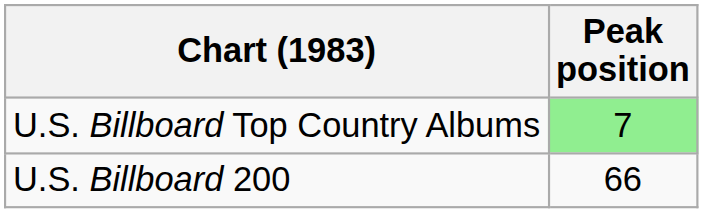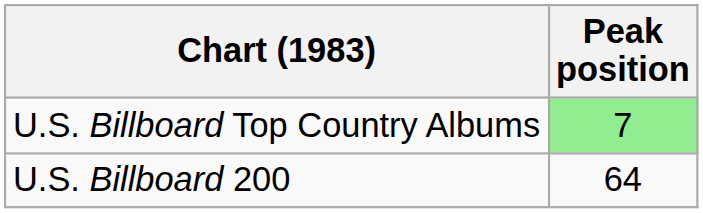(623, 179) 66 -> (623, 179) 64
